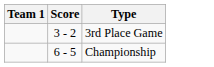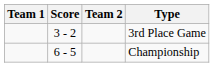+ column: (104, 14)
